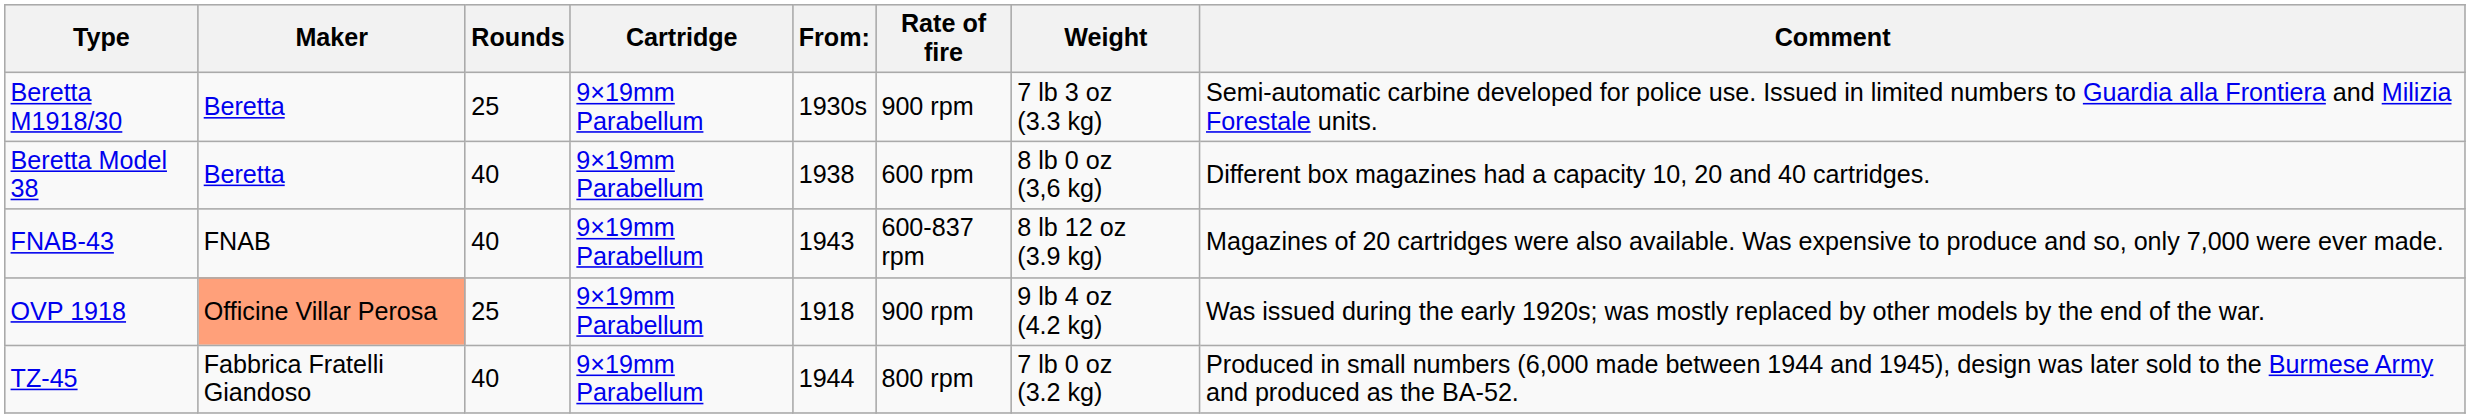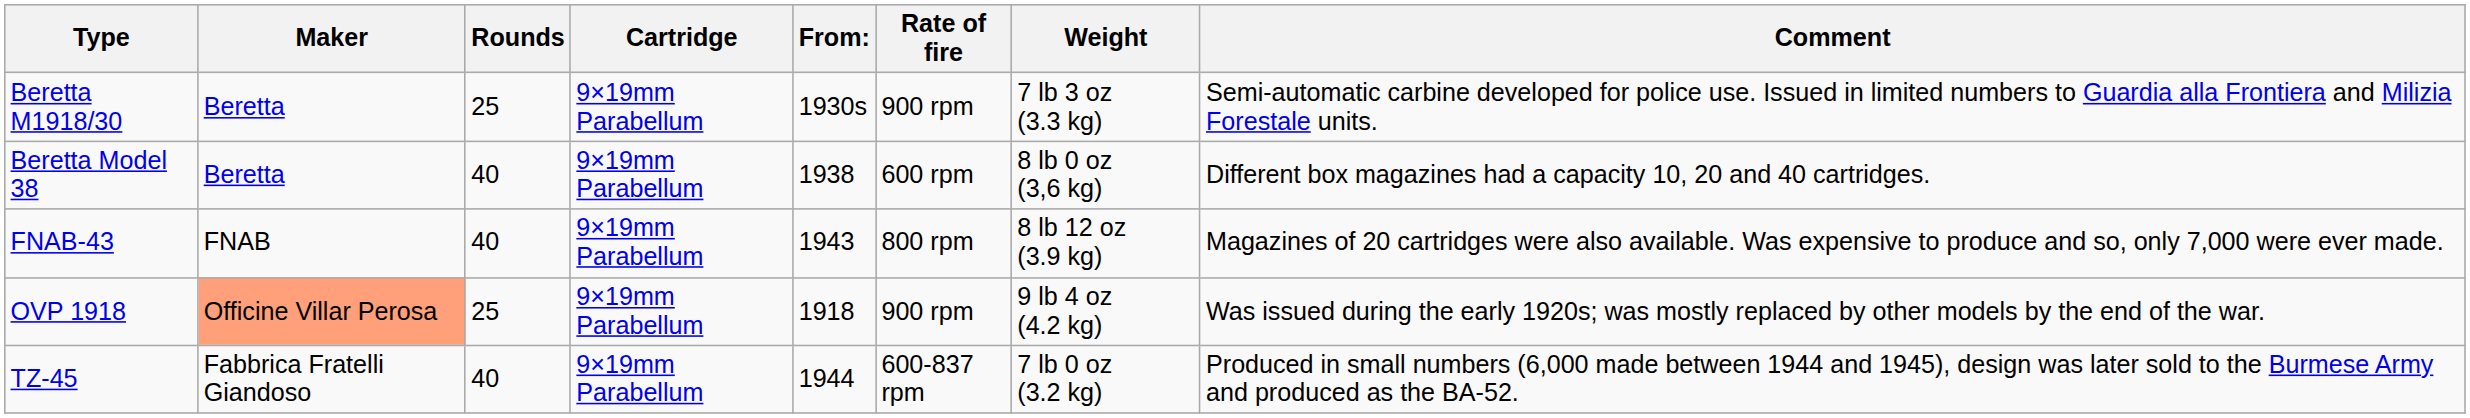(928, 242) 600-837 rpm -> (927, 242) 800 rpm
(927, 379) 800 rpm -> (928, 379) 600-837 rpm
